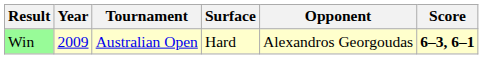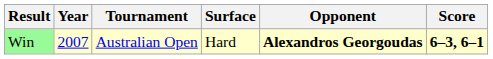(73, 41) 2009 -> (73, 41) 2007
(338, 41) normal -> (343, 41) bold
